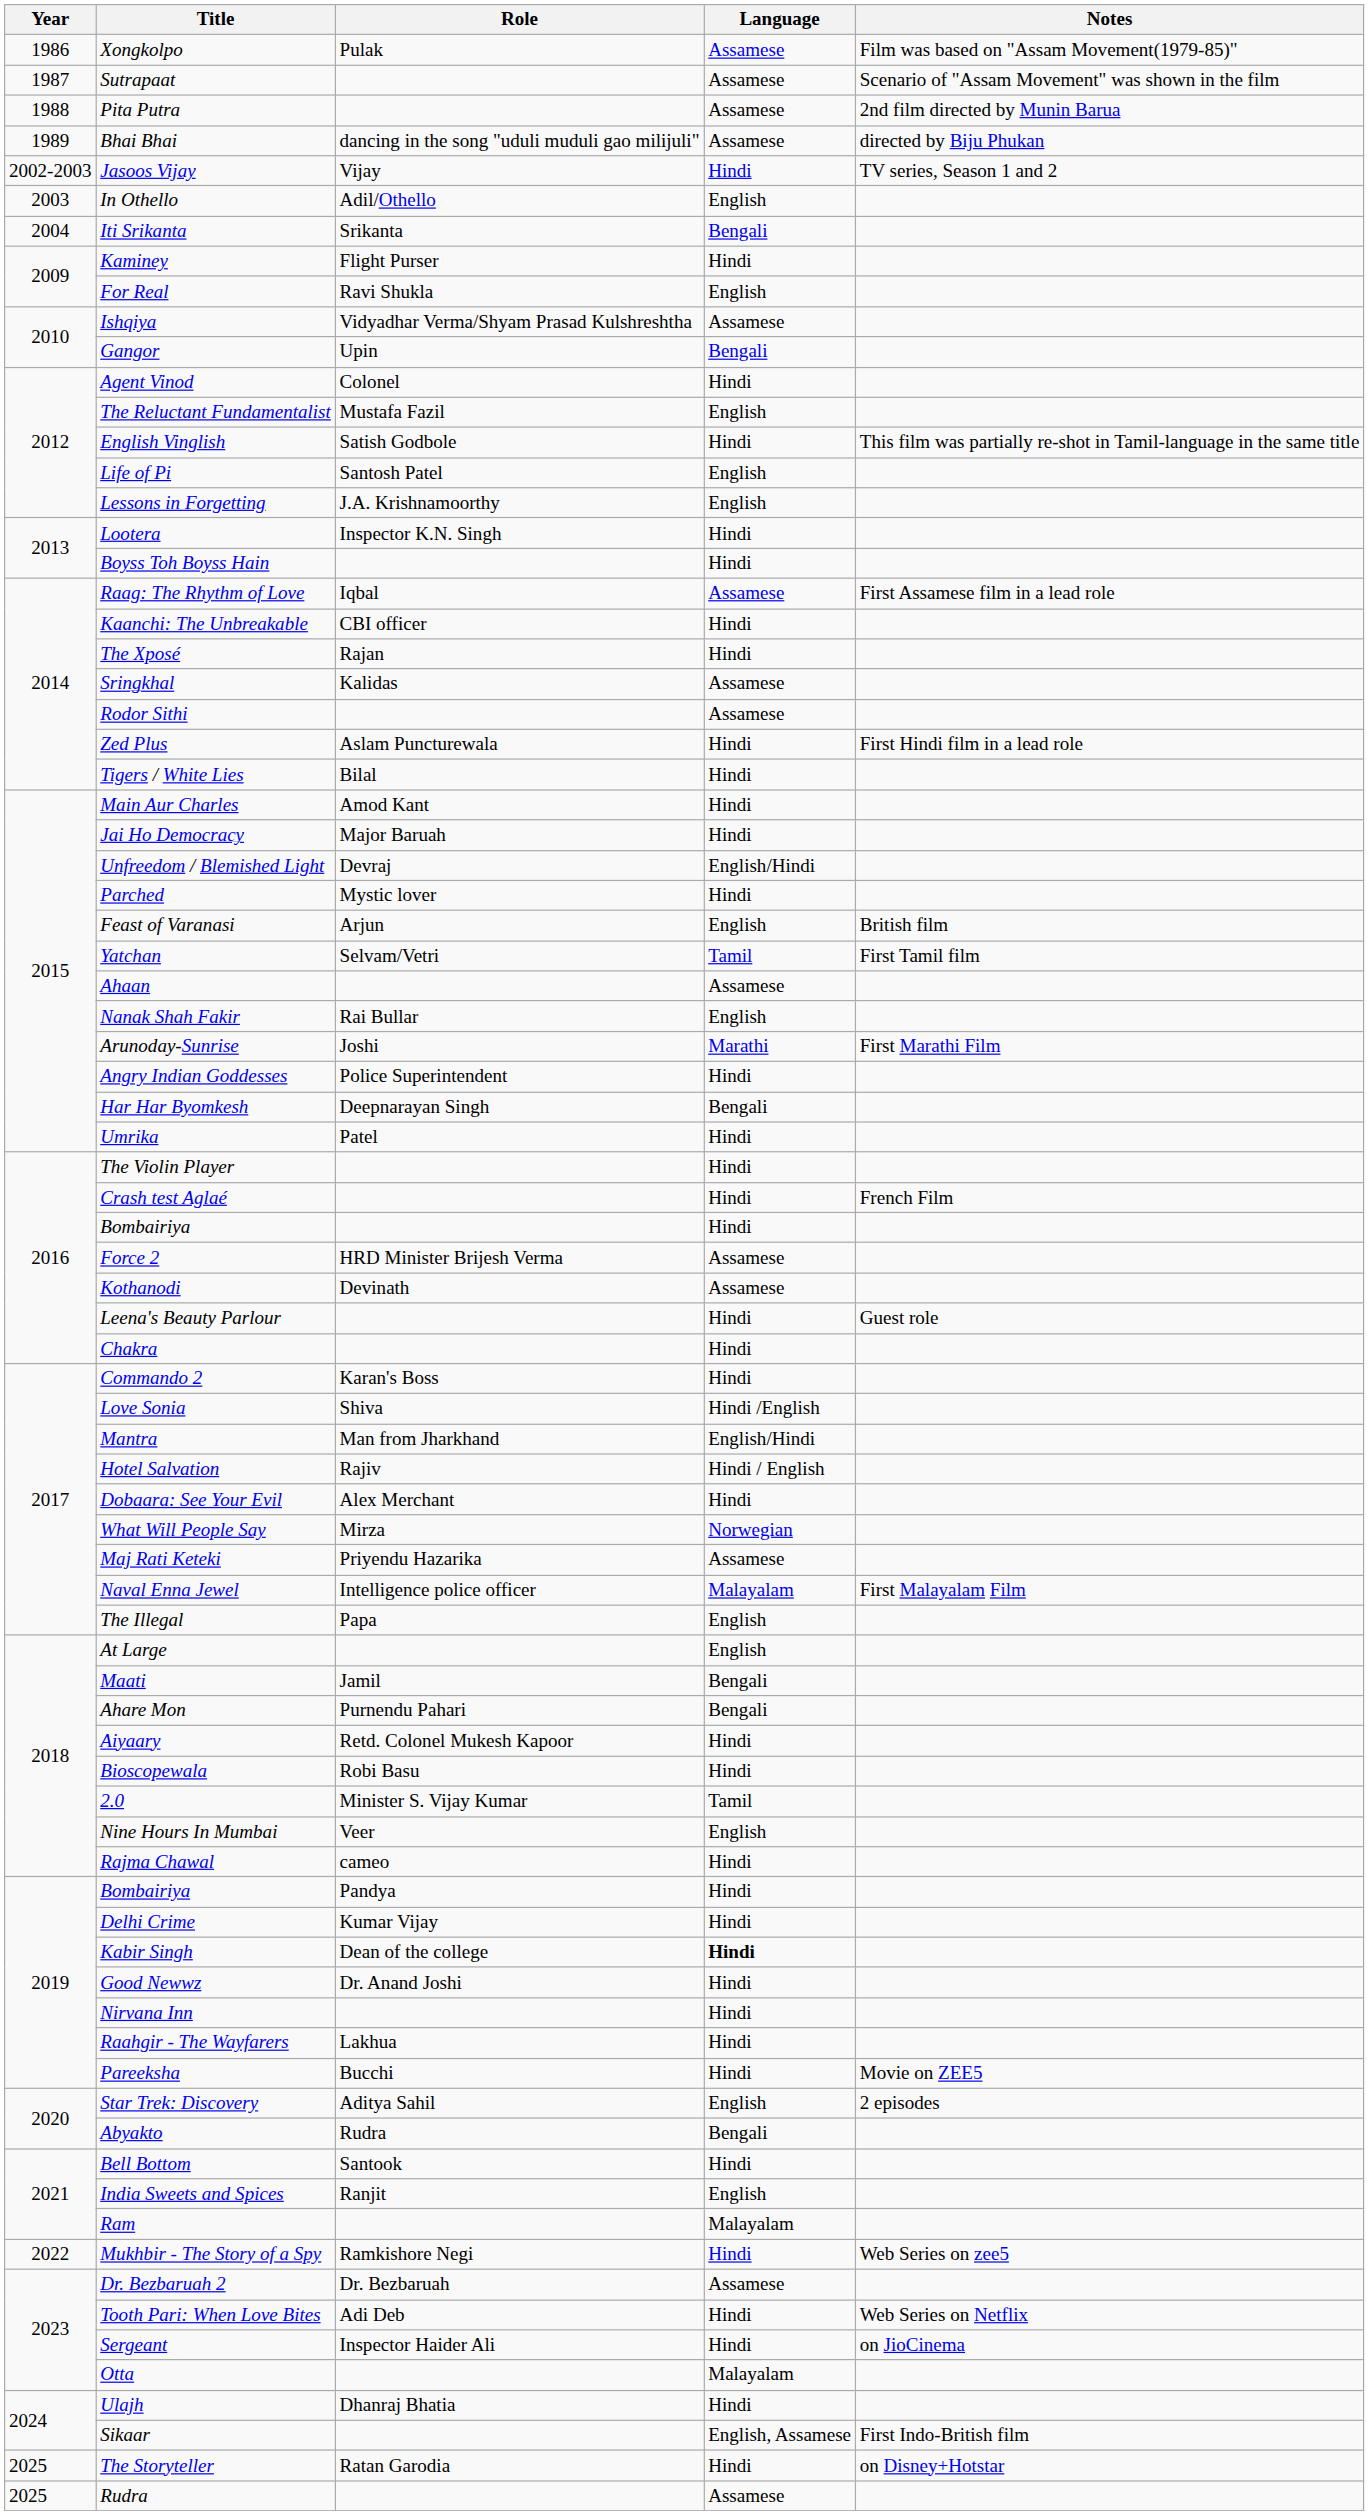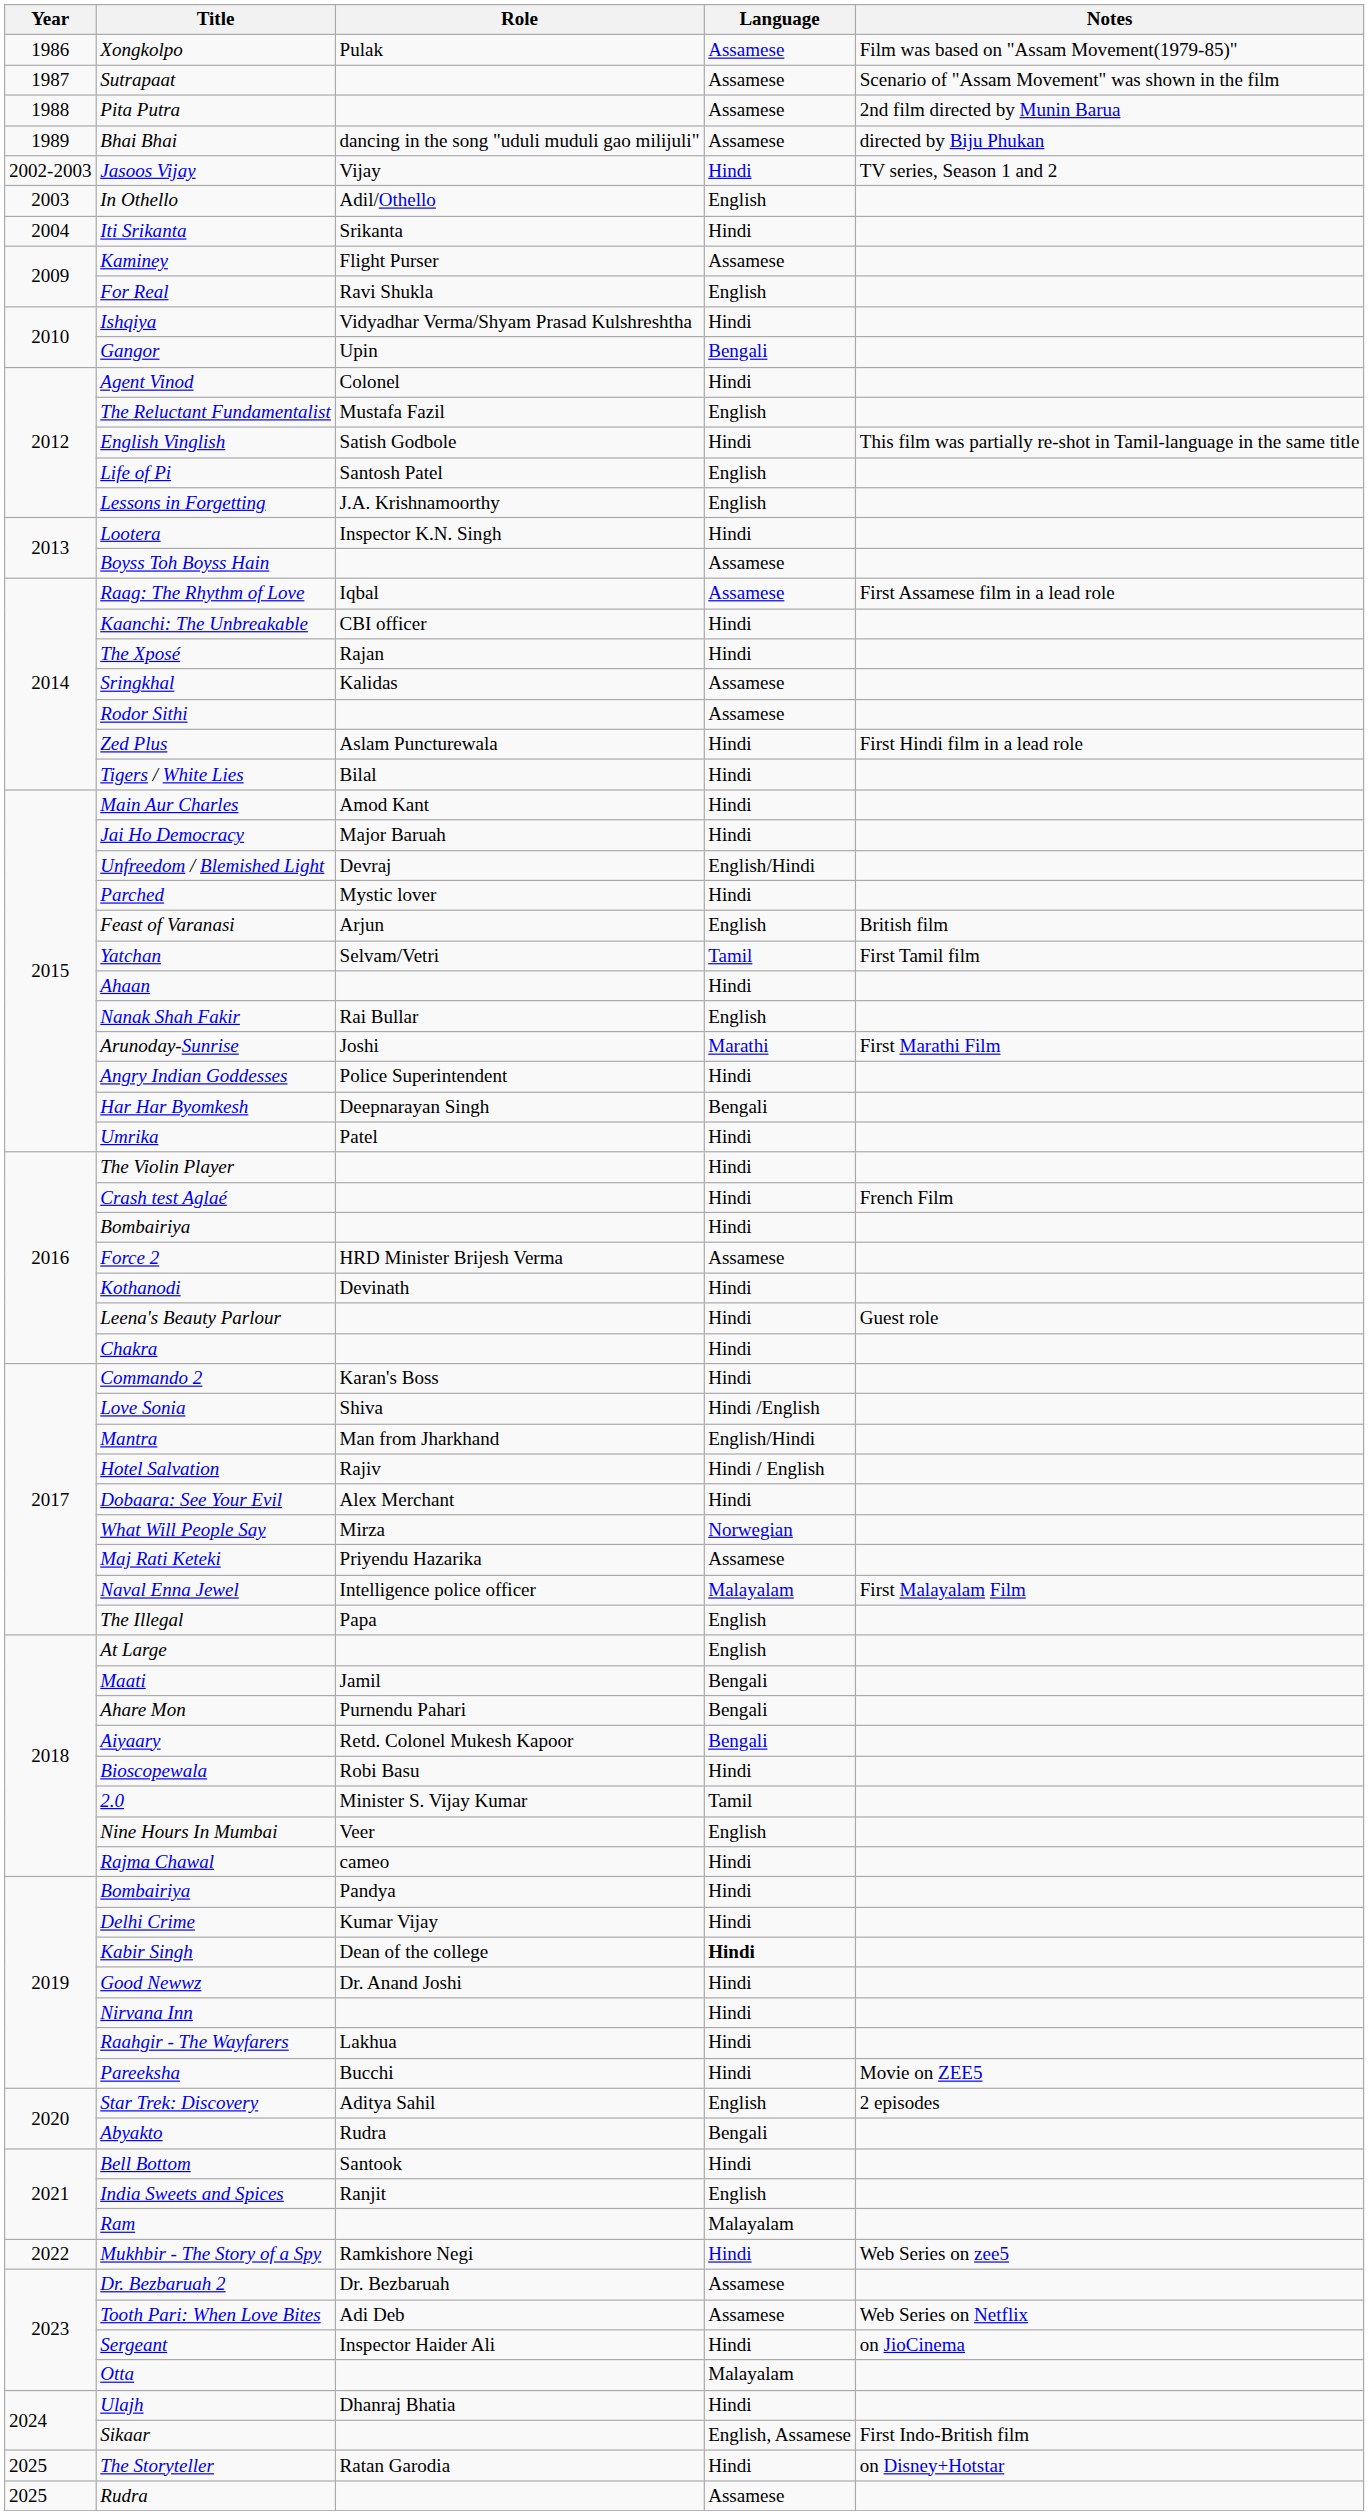(738, 230) Bengali -> (730, 230) Hindi
(730, 261) Hindi -> (746, 261) Assamese
(746, 321) Assamese -> (730, 321) Hindi
(730, 563) Hindi -> (746, 563) Assamese
(746, 985) Assamese -> (730, 985) Hindi
(746, 1287) Assamese -> (730, 1287) Hindi
(730, 1740) Hindi -> (738, 1740) Bengali
(730, 2314) Hindi -> (746, 2314) Assamese
